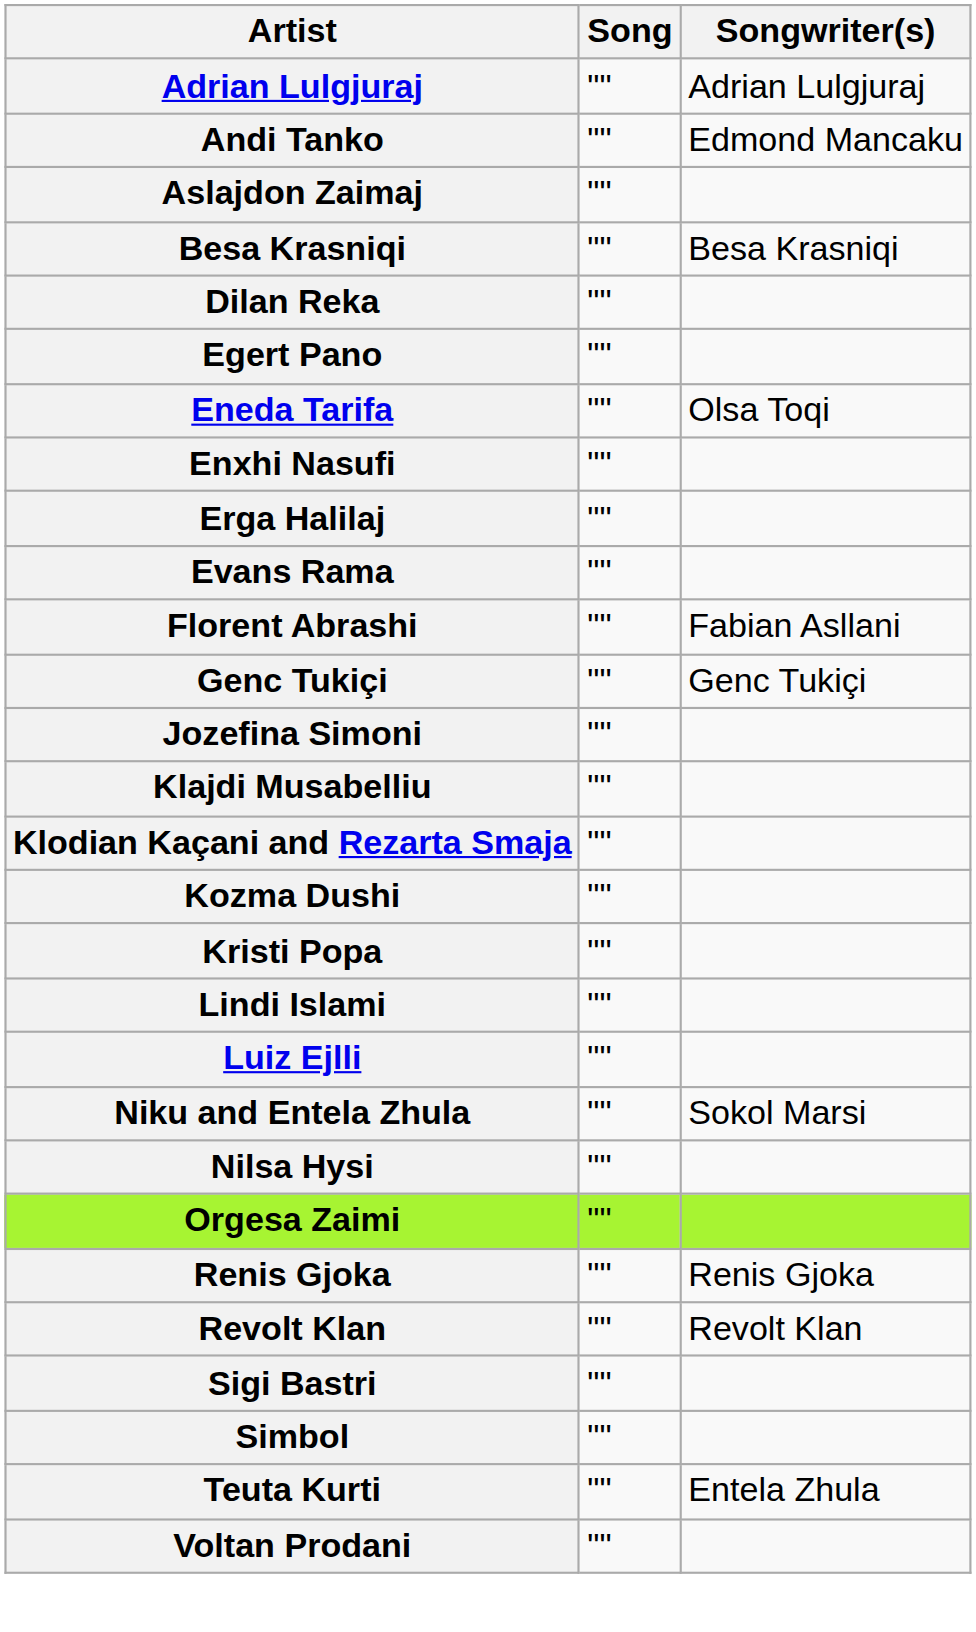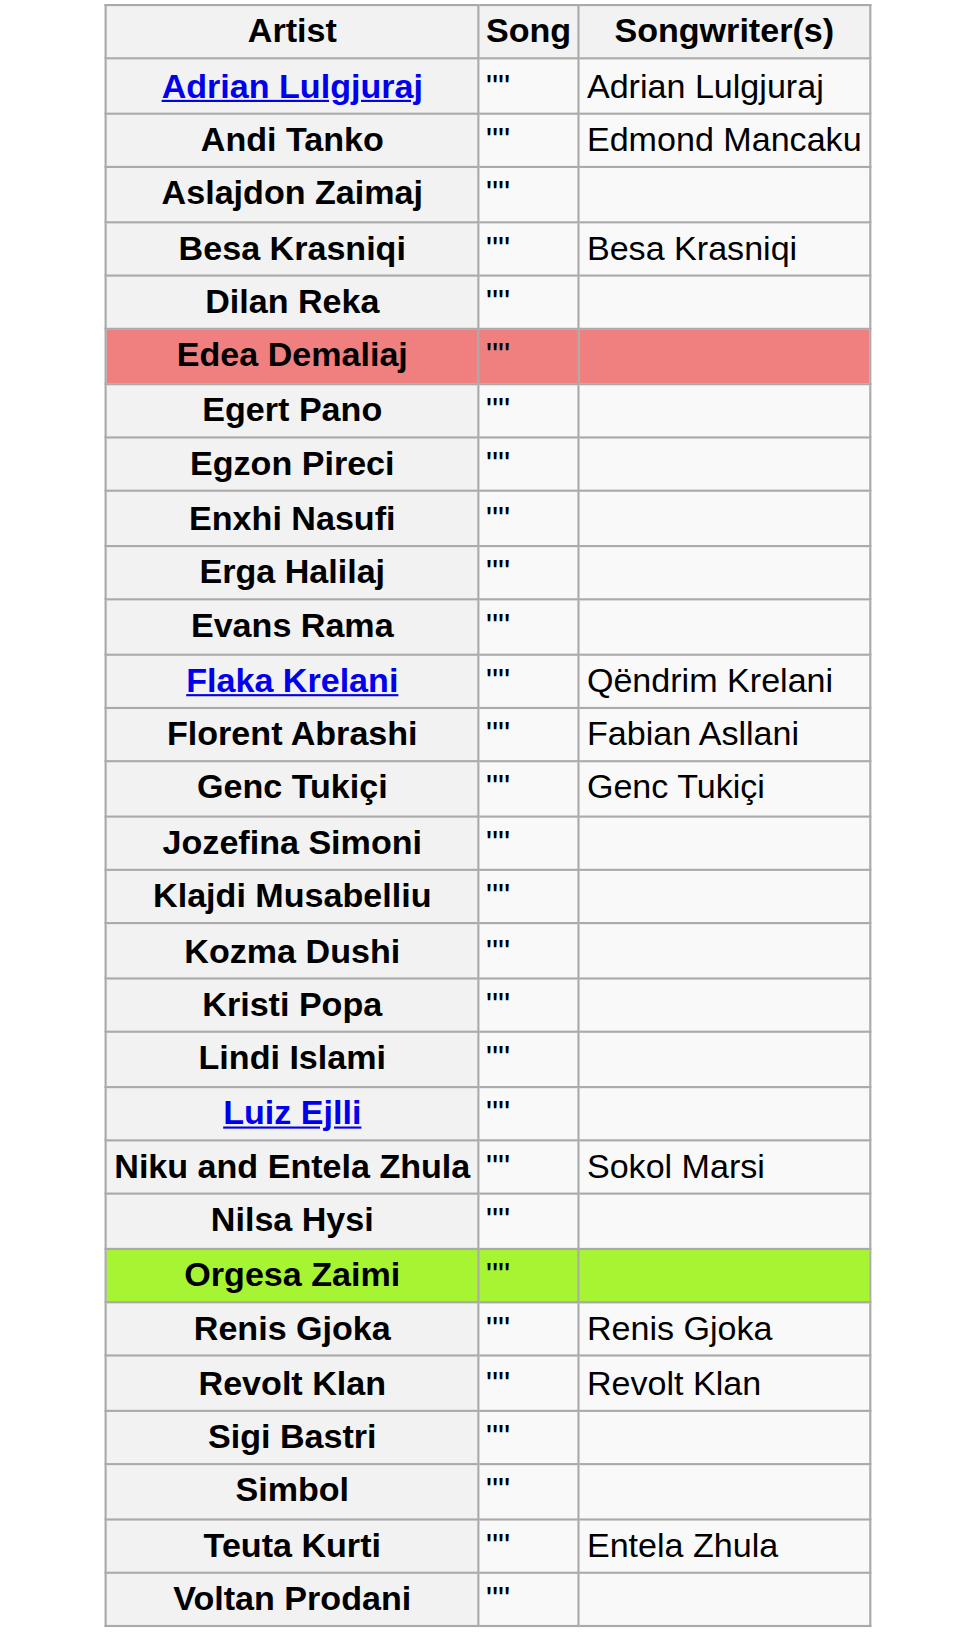+ row: (292, 355)
+ row: (292, 463)
- row: (292, 409)
+ row: (292, 680)
- row: (292, 842)
